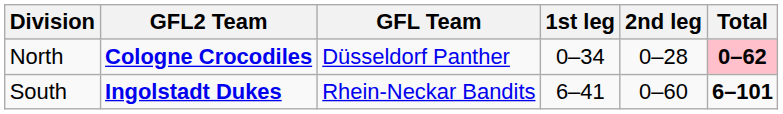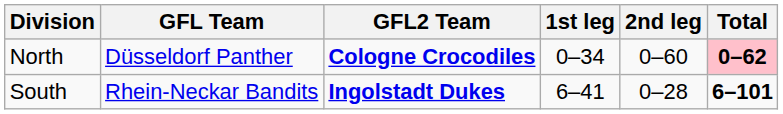columns swapped: (429, 21) <-> (209, 21)
(663, 56) 0–28 -> (663, 56) 0–60
(663, 91) 0–60 -> (663, 91) 0–28
